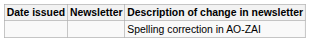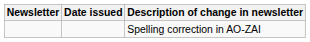columns swapped: (96, 12) <-> (36, 12)
